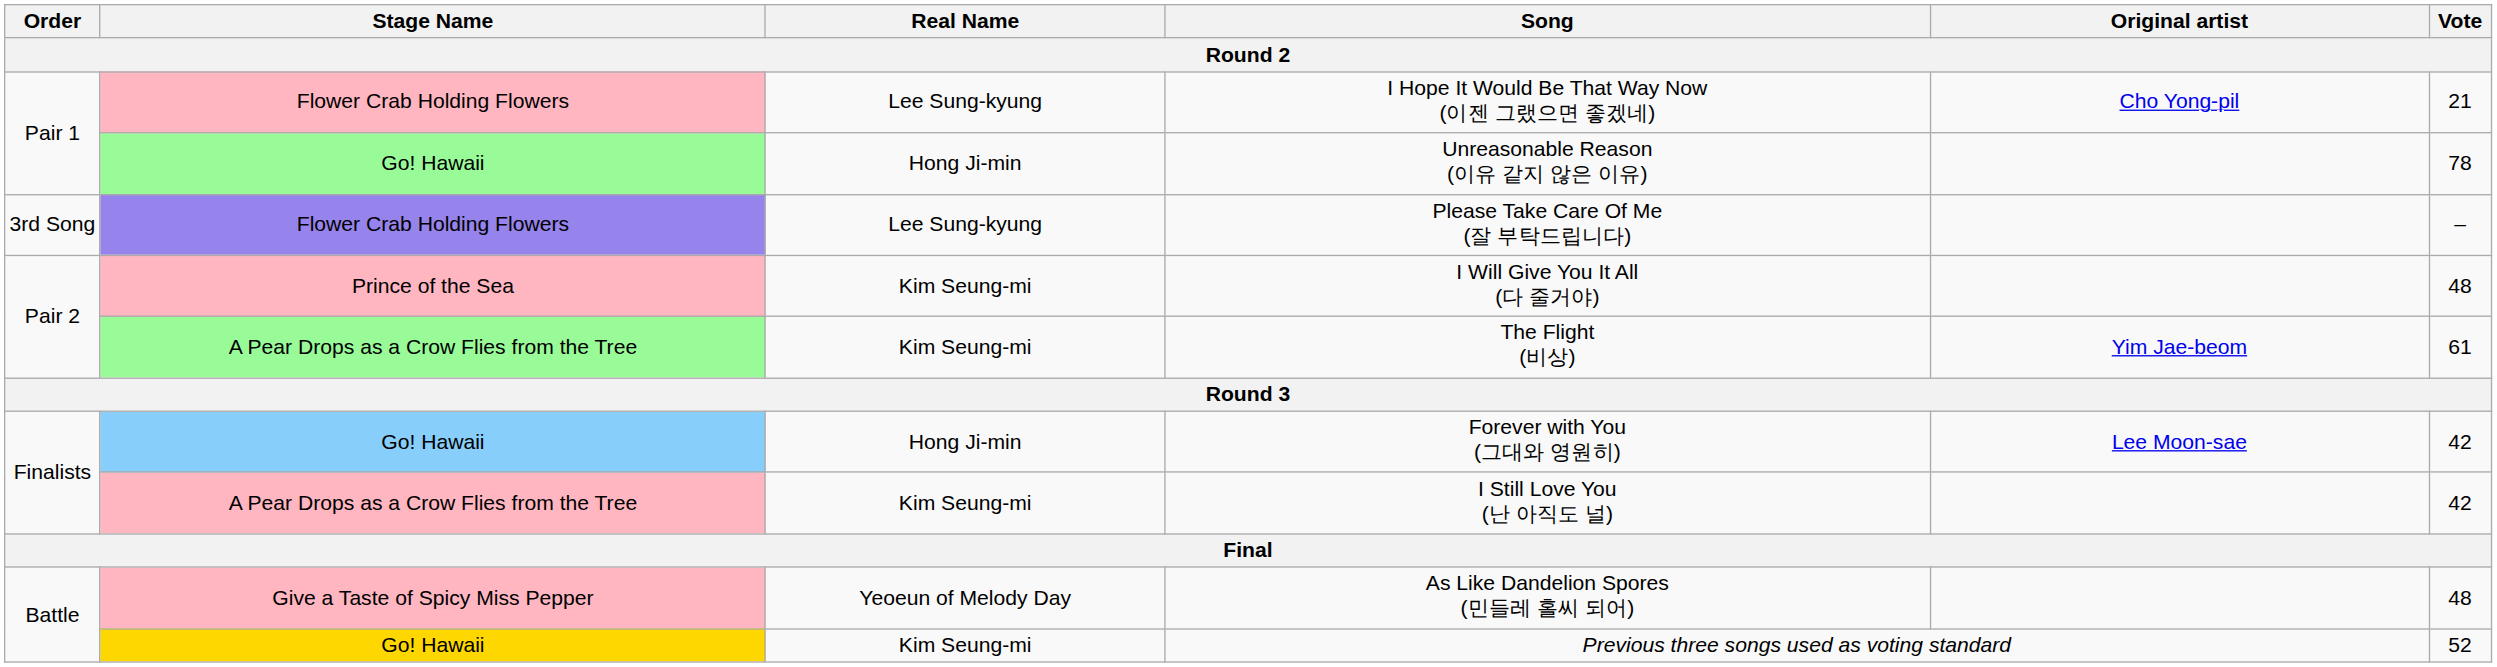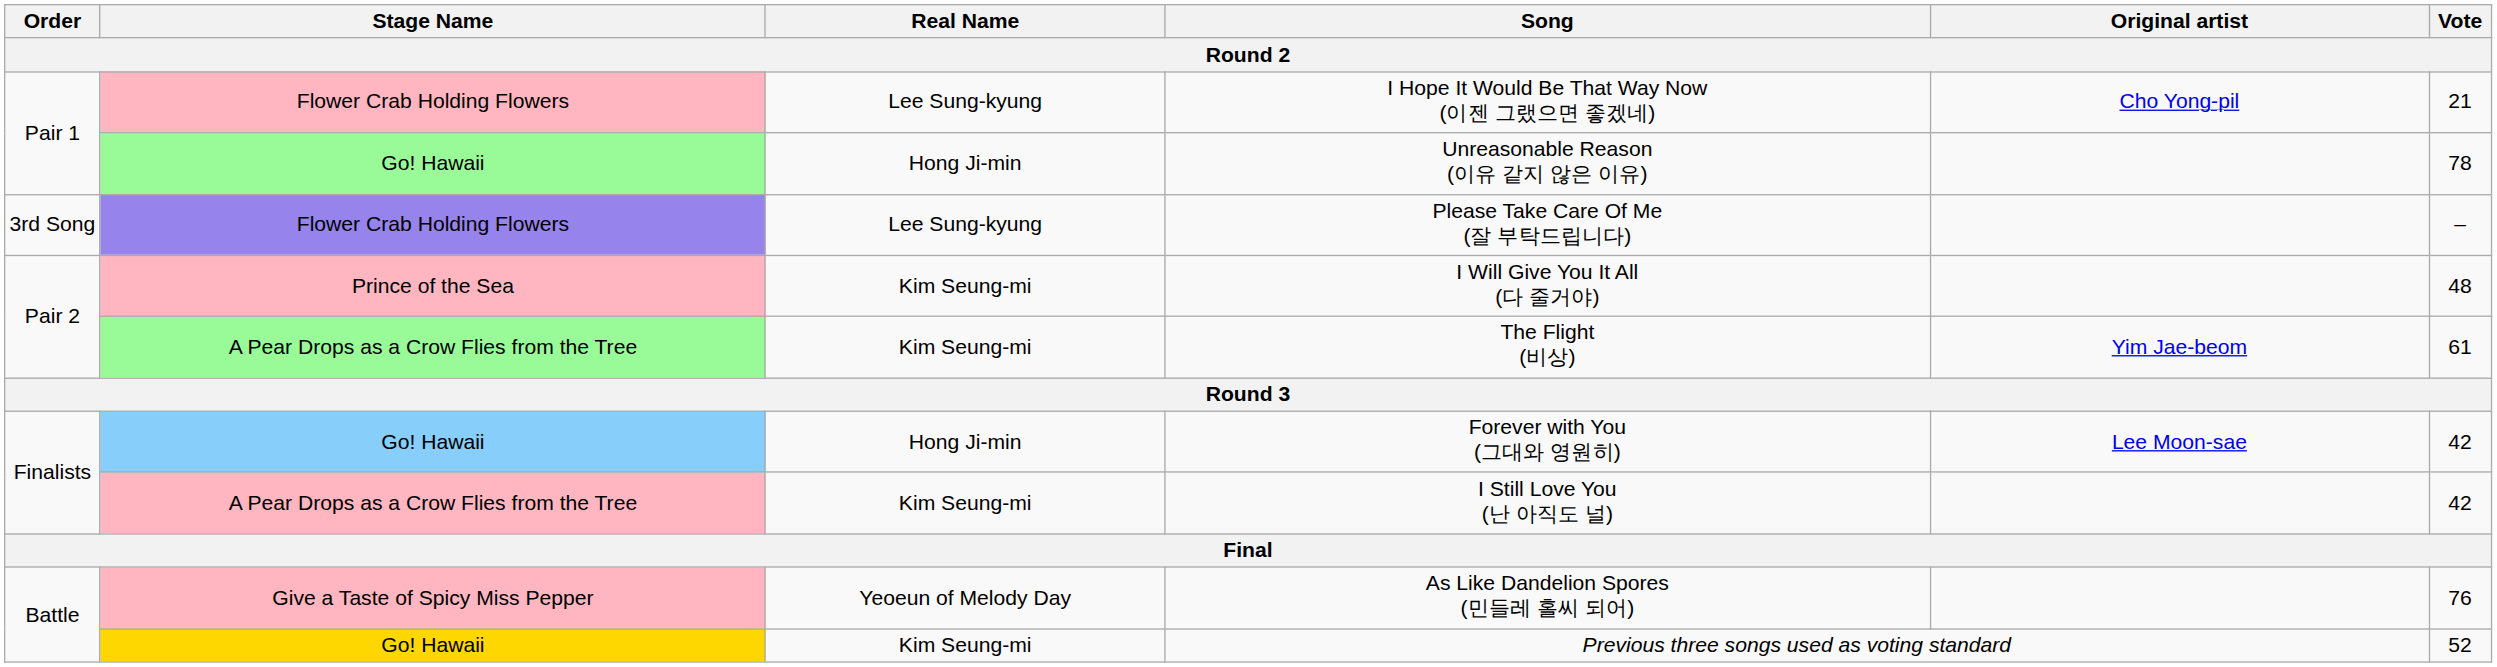(2460, 597) 48 -> (2460, 597) 76
